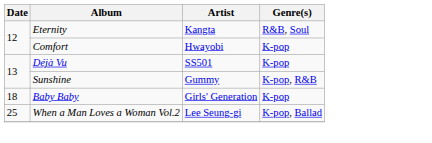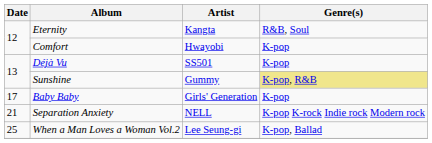(289, 79) no background -> (289, 79) khaki background
(12, 96) 18 -> (12, 96) 17
+ row: (73, 113)
